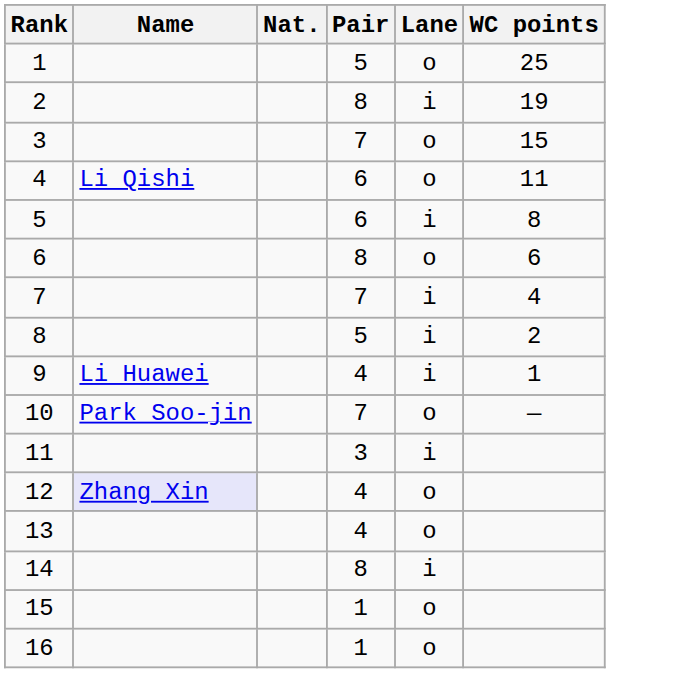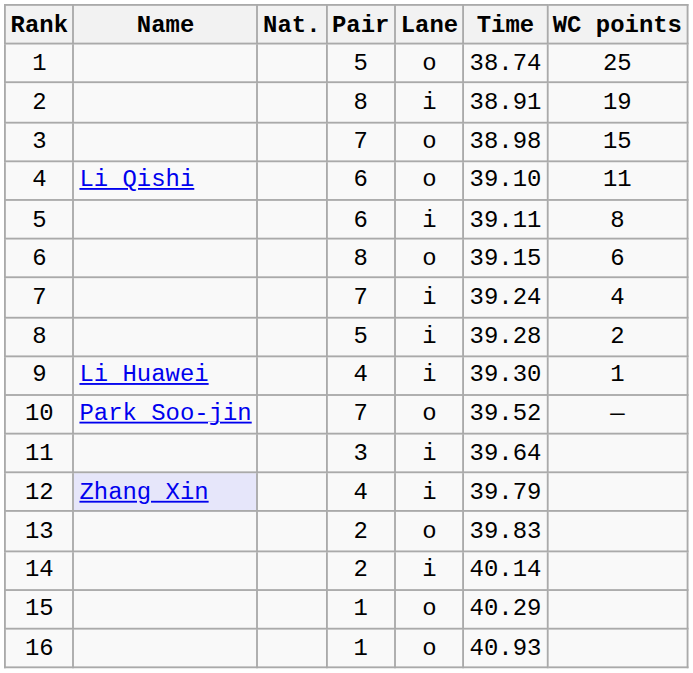+ column: (505, 24)
(429, 492) o -> (429, 492) i
(361, 531) 4 -> (361, 531) 2
(361, 570) 8 -> (361, 570) 2
